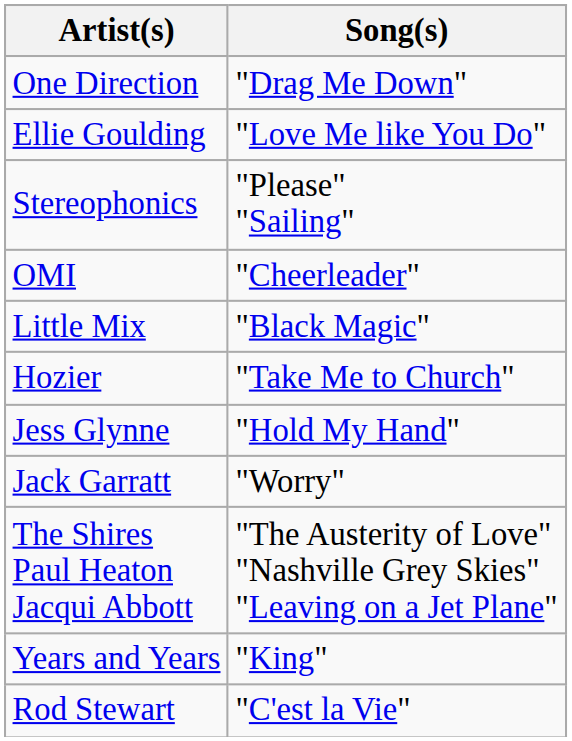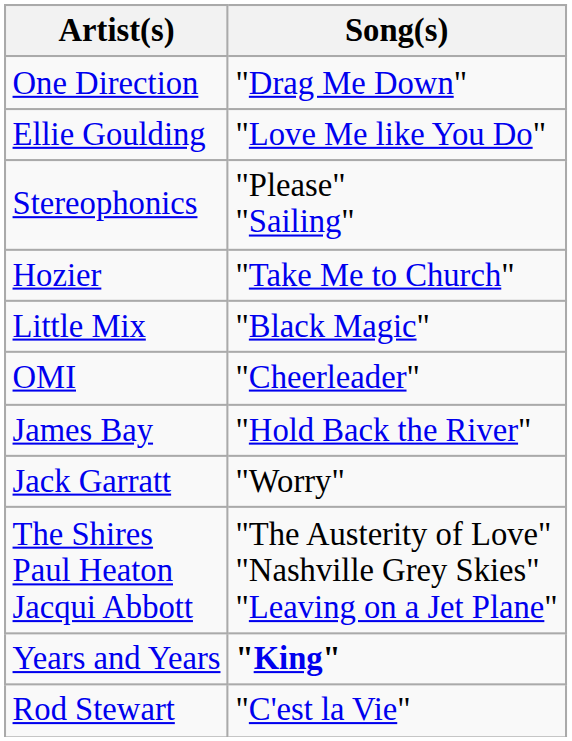rows swapped: (57, 377) <-> (44, 274)
- row: (91, 429)
+ row: (83, 429)
(282, 658) normal -> (288, 658) bold
